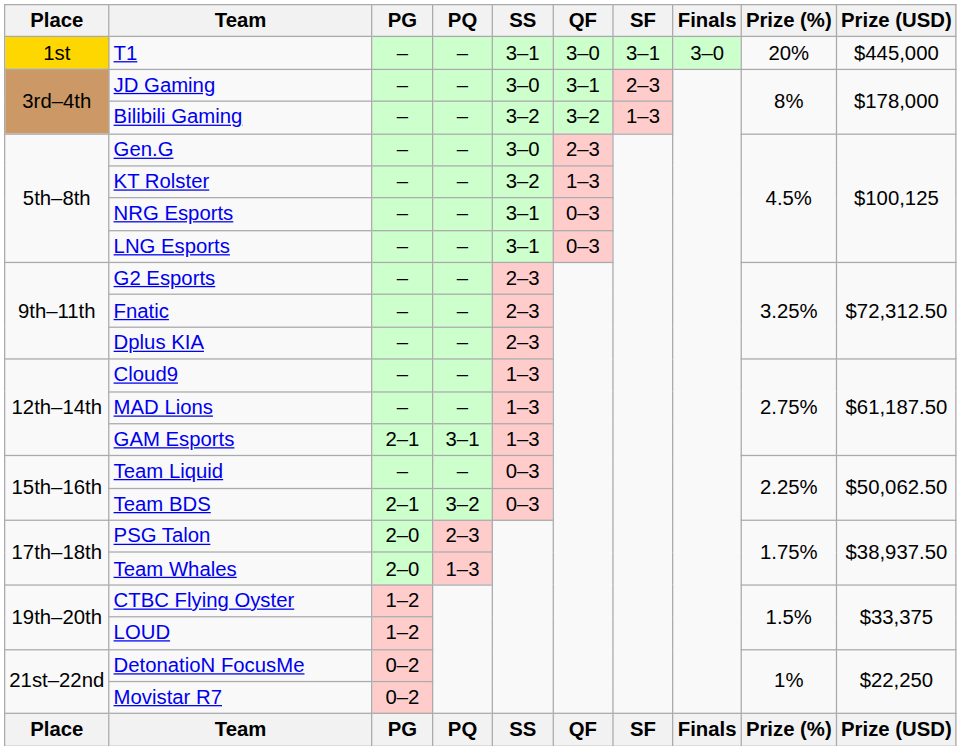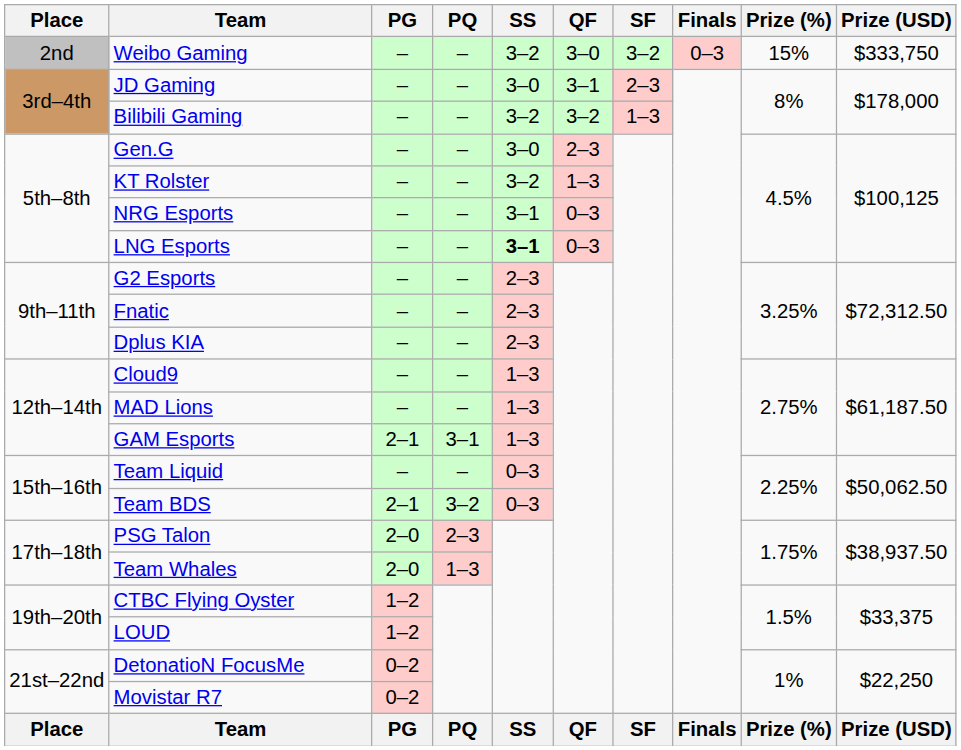- row: (125, 52)
+ row: (181, 52)
(523, 246) normal -> (523, 246) bold
